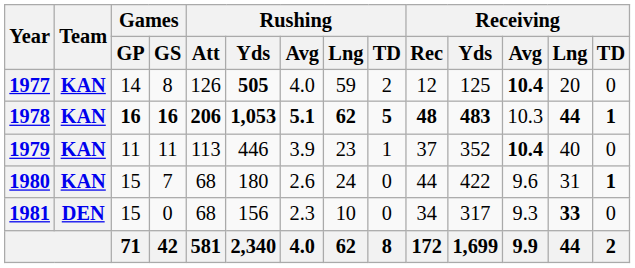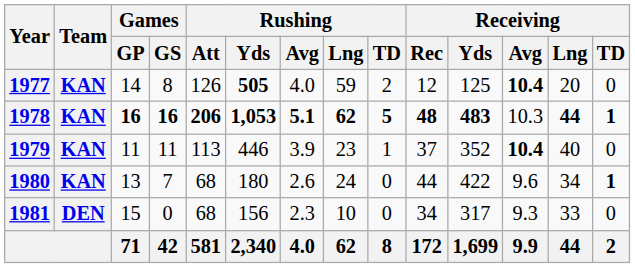(131, 181) 15 -> (131, 181) 13
(570, 181) 31 -> (570, 181) 34
(570, 213) bold -> (570, 213) normal
